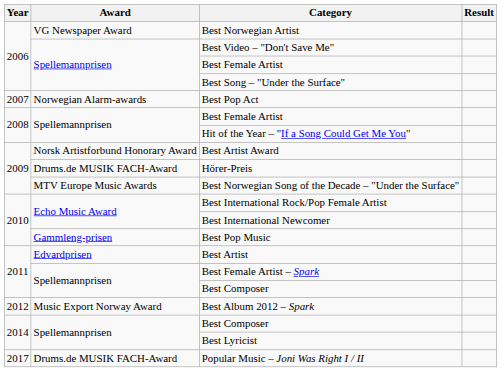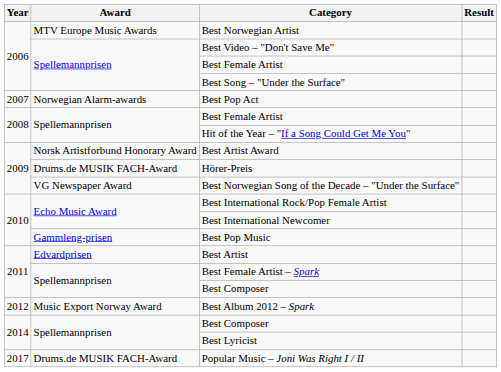(83, 30) VG Newspaper Award -> (95, 30) MTV Europe Music Awards
(95, 185) MTV Europe Music Awards -> (83, 185) VG Newspaper Award
